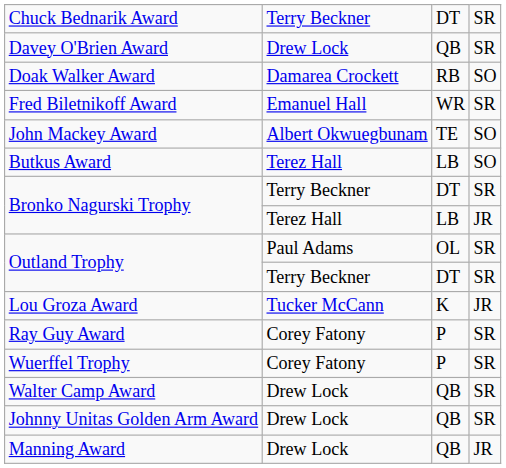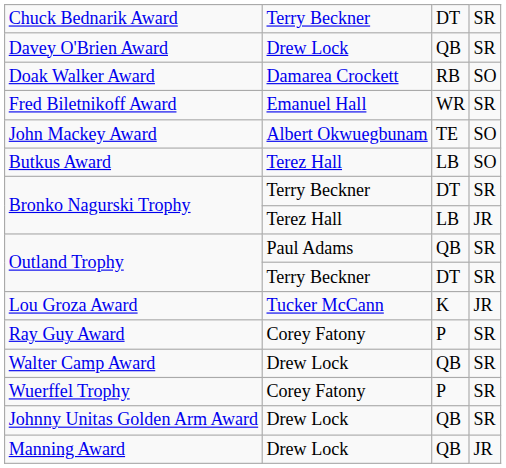(448, 248) OL -> (449, 248) QB
rows swapped: (69, 362) <-> (82, 391)
